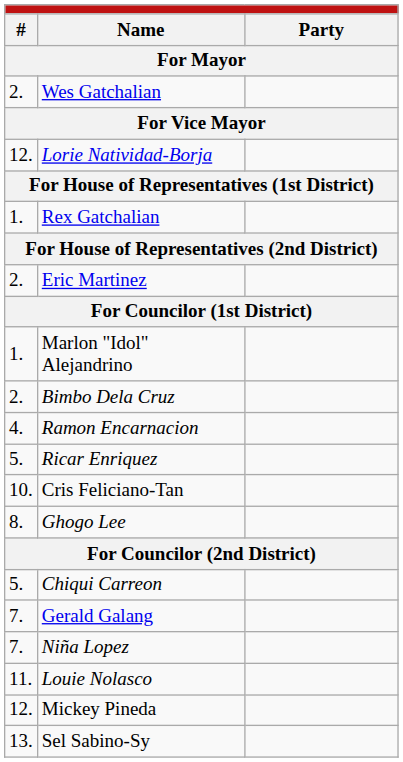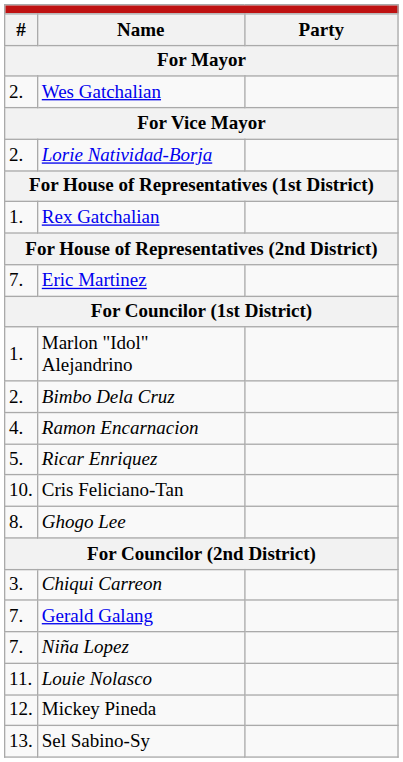(21, 154) 12. -> (16, 154) 2.
(16, 280) 2. -> (16, 280) 7.
(16, 584) 5. -> (16, 584) 3.
